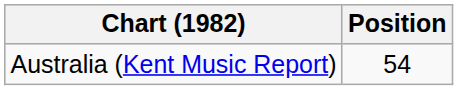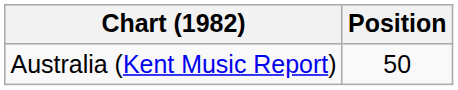(397, 63) 54 -> (397, 63) 50
